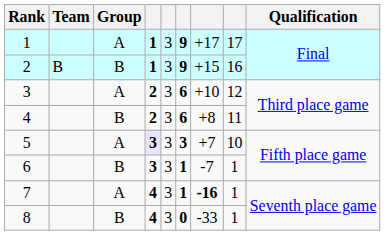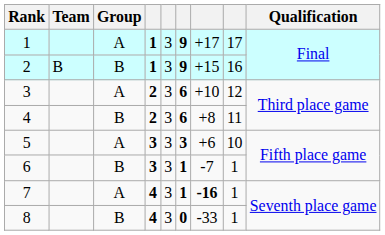(153, 142) lavender background -> (153, 142) no background
(207, 142) +7 -> (207, 142) +6
